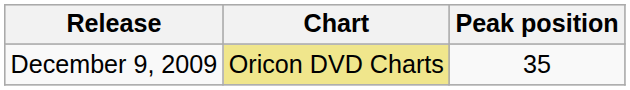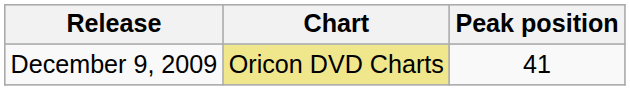(537, 64) 35 -> (537, 64) 41
